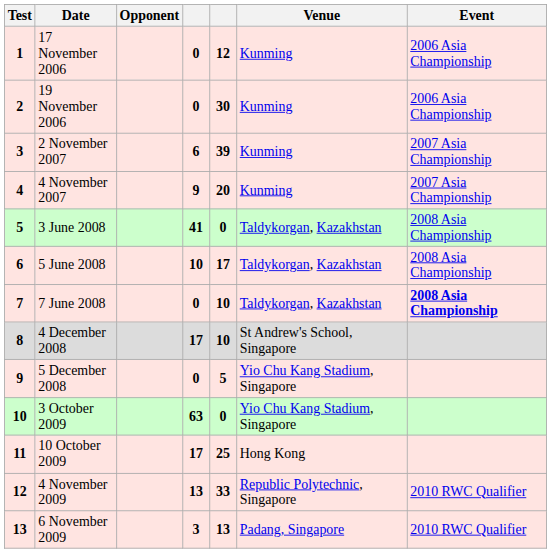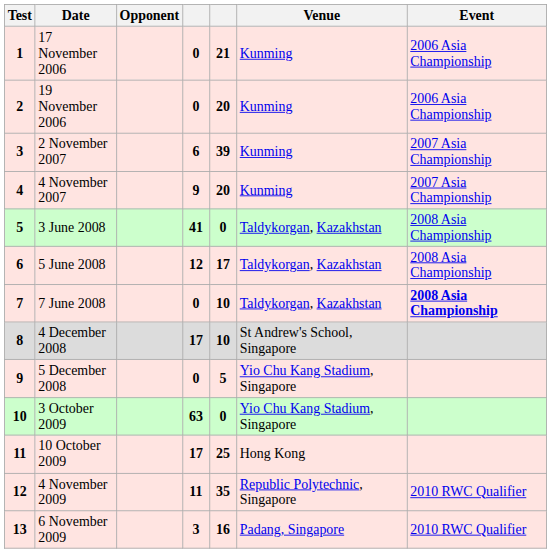(223, 53) 12 -> (223, 53) 21
(223, 106) 30 -> (223, 106) 20
(196, 265) 10 -> (196, 265) 12
(196, 491) 13 -> (196, 491) 11
(223, 491) 33 -> (223, 491) 35
(223, 529) 13 -> (223, 529) 16
